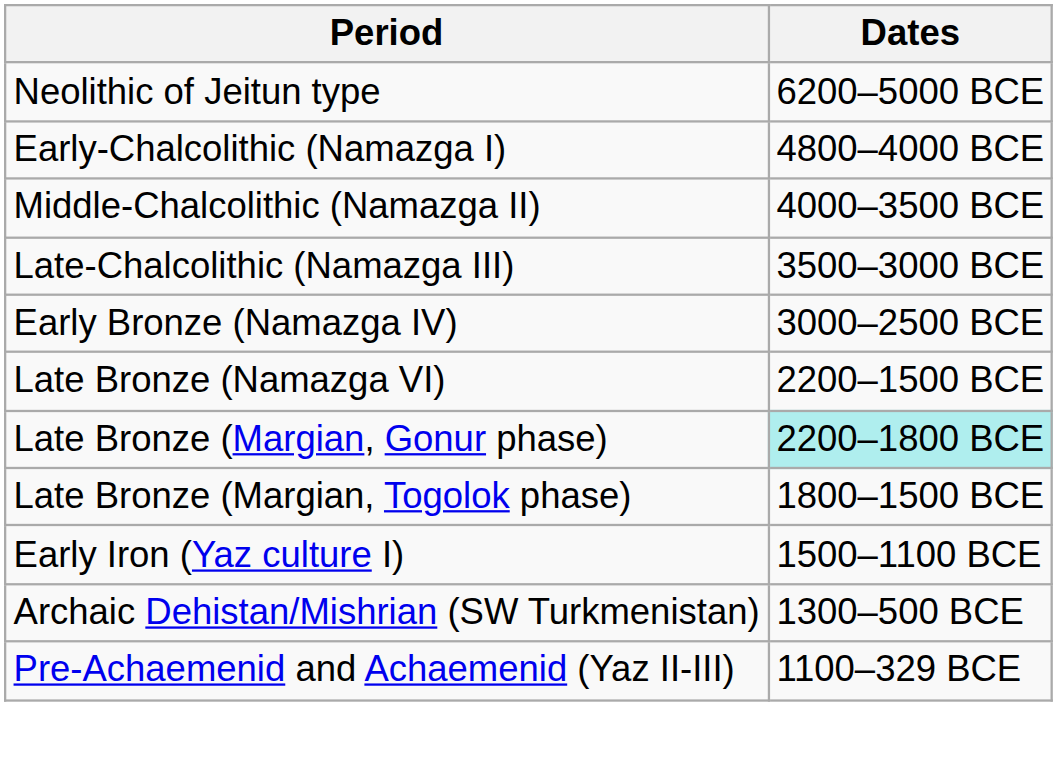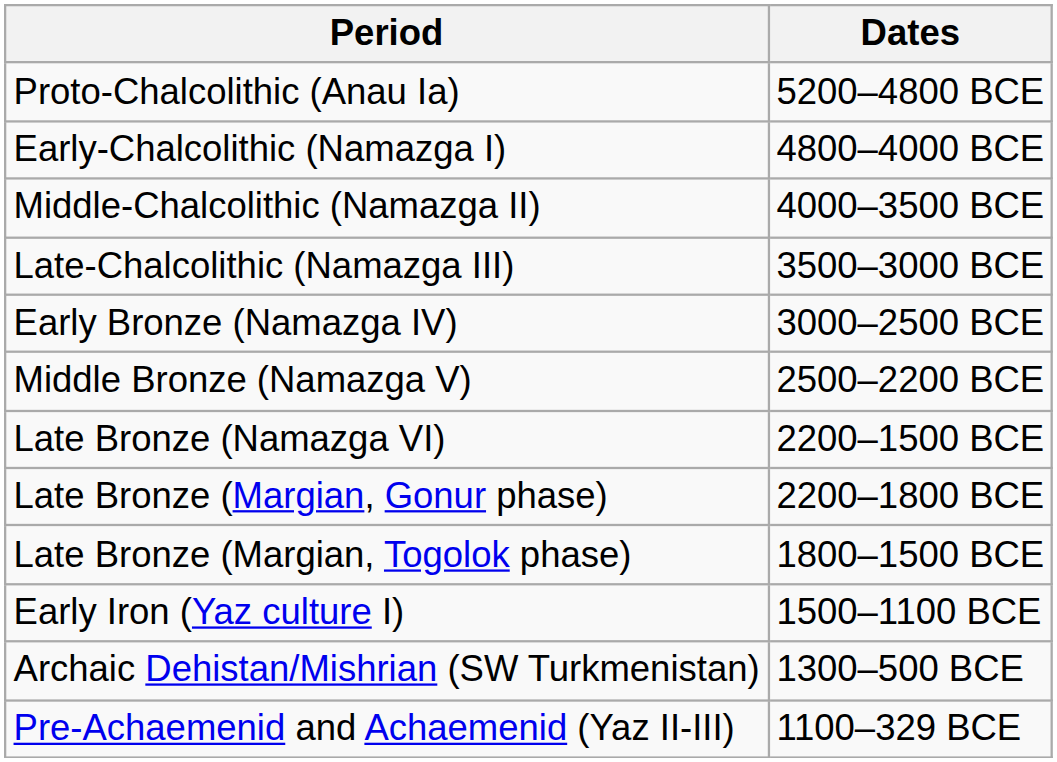- row: (197, 91)
+ row: (237, 91)
+ row: (243, 380)
(910, 438) paleturquoise background -> (910, 496) no background
